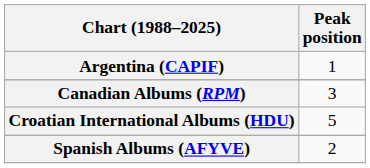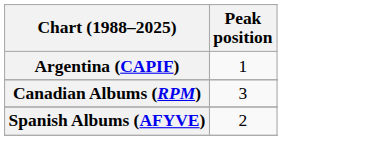- row: (152, 120)
